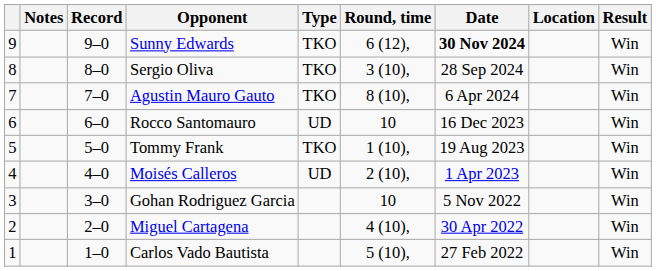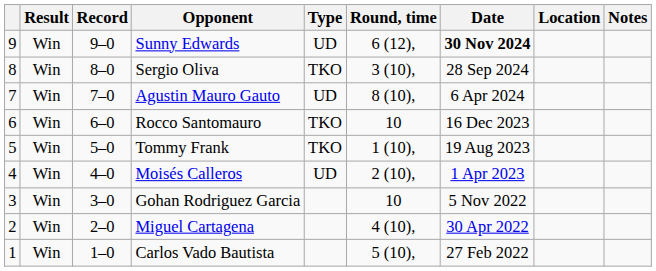columns swapped: (625, 17) <-> (44, 17)
(320, 43) TKO -> (325, 43) UD
(320, 95) TKO -> (325, 95) UD
(320, 122) UD -> (325, 122) TKO
